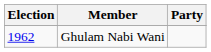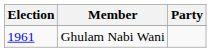(21, 36) 1962 -> (21, 36) 1961
